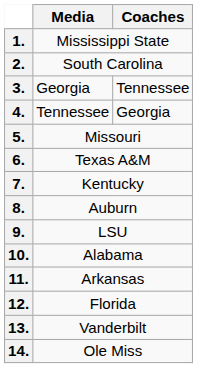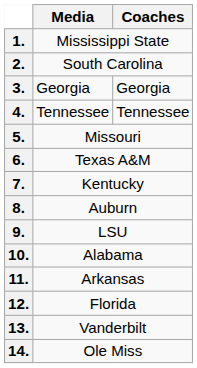(153, 89) Tennessee -> (143, 89) Georgia
(143, 112) Georgia -> (153, 112) Tennessee
